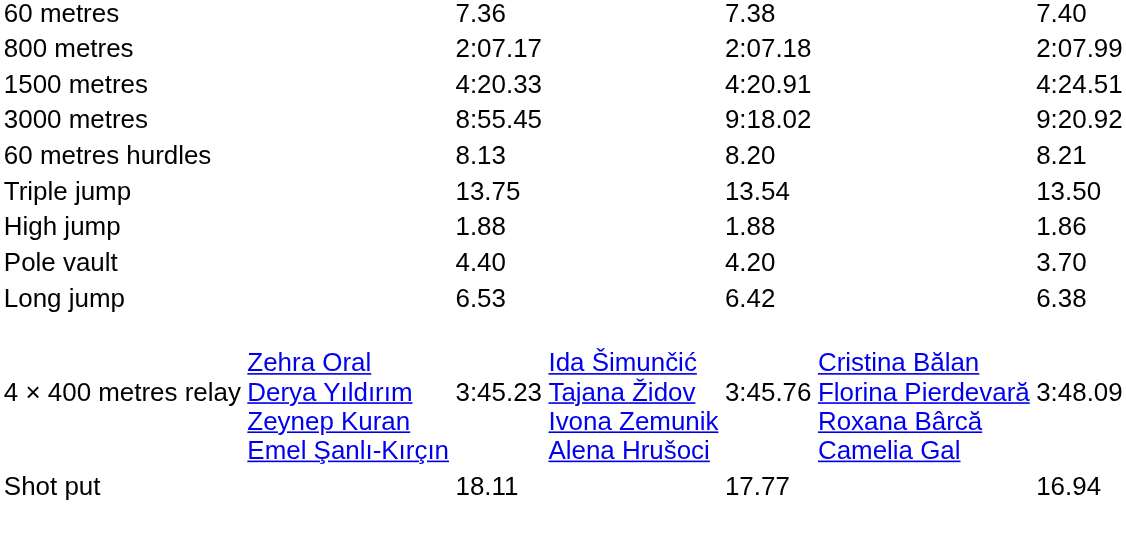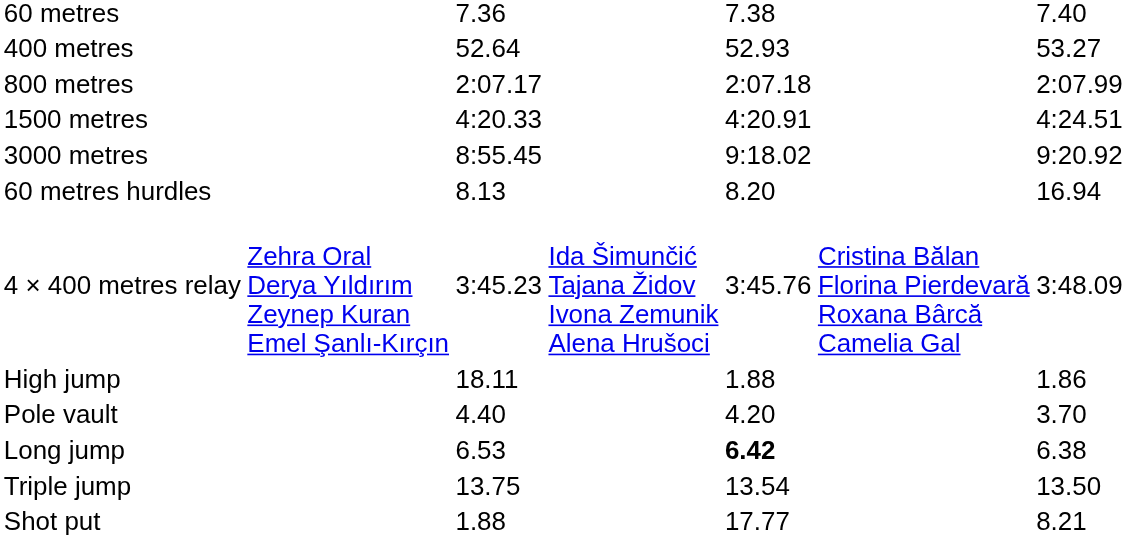+ row: (69, 48)
(1061, 155) 8.21 -> (1069, 191) 16.94
rows swapped: (122, 392) <-> (67, 191)
(481, 226) 1.88 -> (487, 379) 18.11
(750, 298) normal -> (750, 450) bold
(487, 486) 18.11 -> (481, 521) 1.88
(1069, 486) 16.94 -> (1061, 521) 8.21
